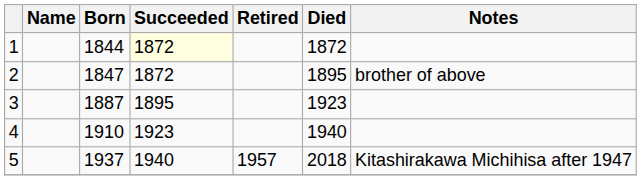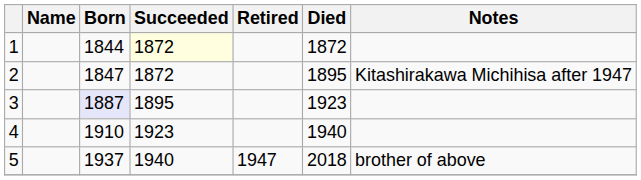(420, 75) brother of above -> (494, 75) Kitashirakawa Michihisa after 1947
(104, 103) no background -> (104, 103) lavender background
(257, 160) 1957 -> (257, 160) 1947
(494, 160) Kitashirakawa Michihisa after 1947 -> (420, 160) brother of above
